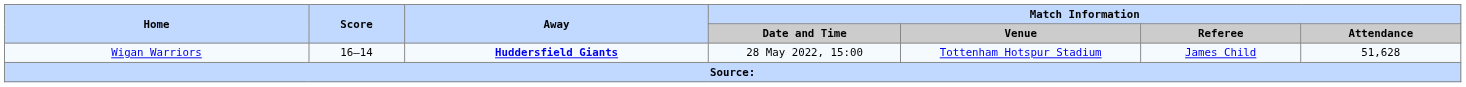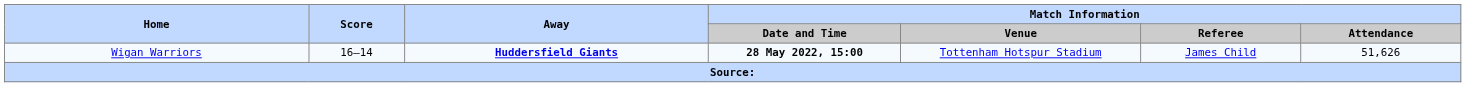(805, 53) normal -> (805, 53) bold
(1381, 53) 51,628 -> (1381, 53) 51,626
